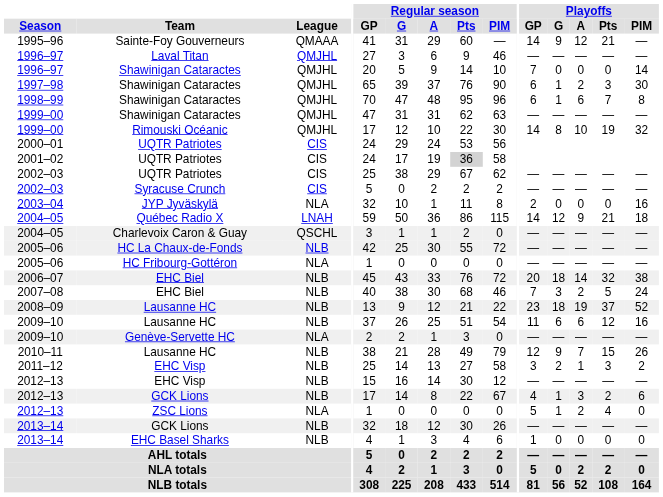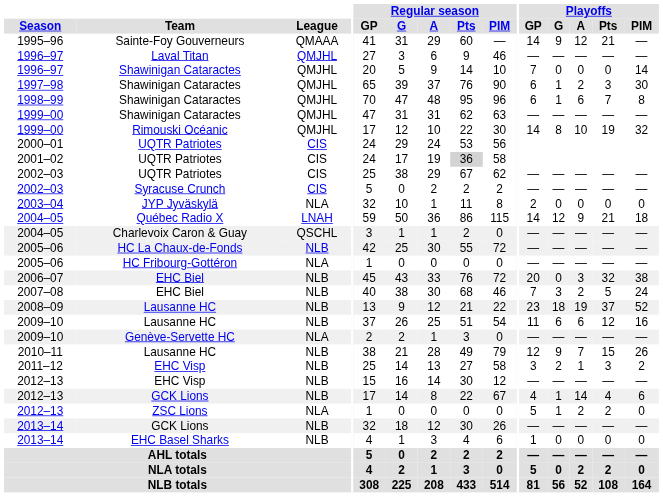(642, 203) 16 -> (642, 203) 0
(559, 277) 18 -> (559, 277) 0
(581, 277) 14 -> (581, 277) 3
(581, 396) 3 -> (581, 396) 14
(608, 396) 2 -> (608, 396) 4
(608, 411) 4 -> (608, 411) 2
